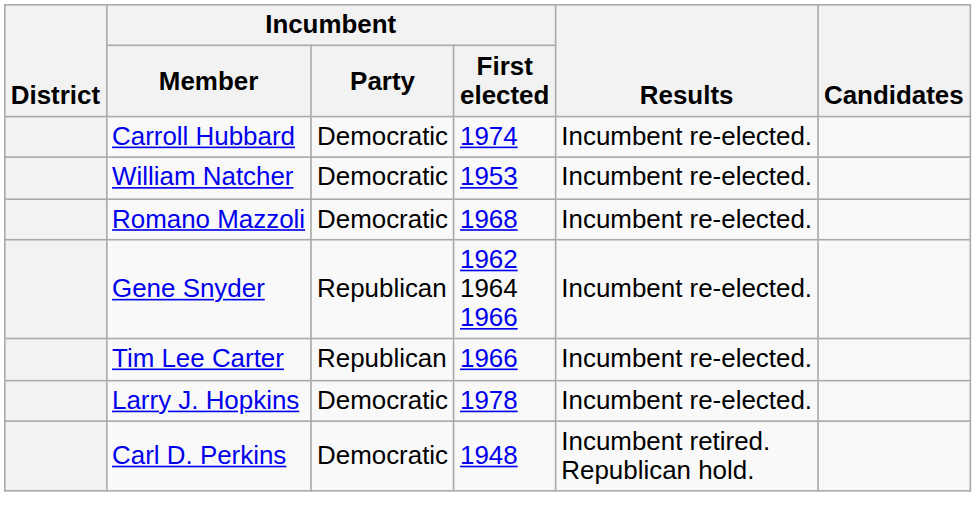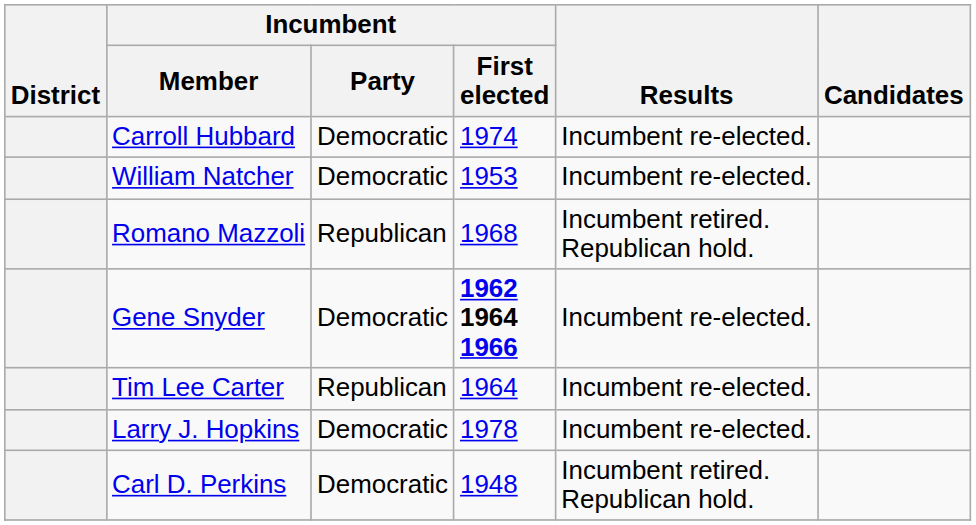(383, 218) Democratic -> (382, 233) Republican
(687, 218) Incumbent re-elected. -> (666, 233) Incumbent retired. Republican hold.
(382, 288) Republican -> (383, 318) Democratic
(489, 288) normal -> (489, 318) bold
(489, 359) 1966 -> (489, 388) 1964
